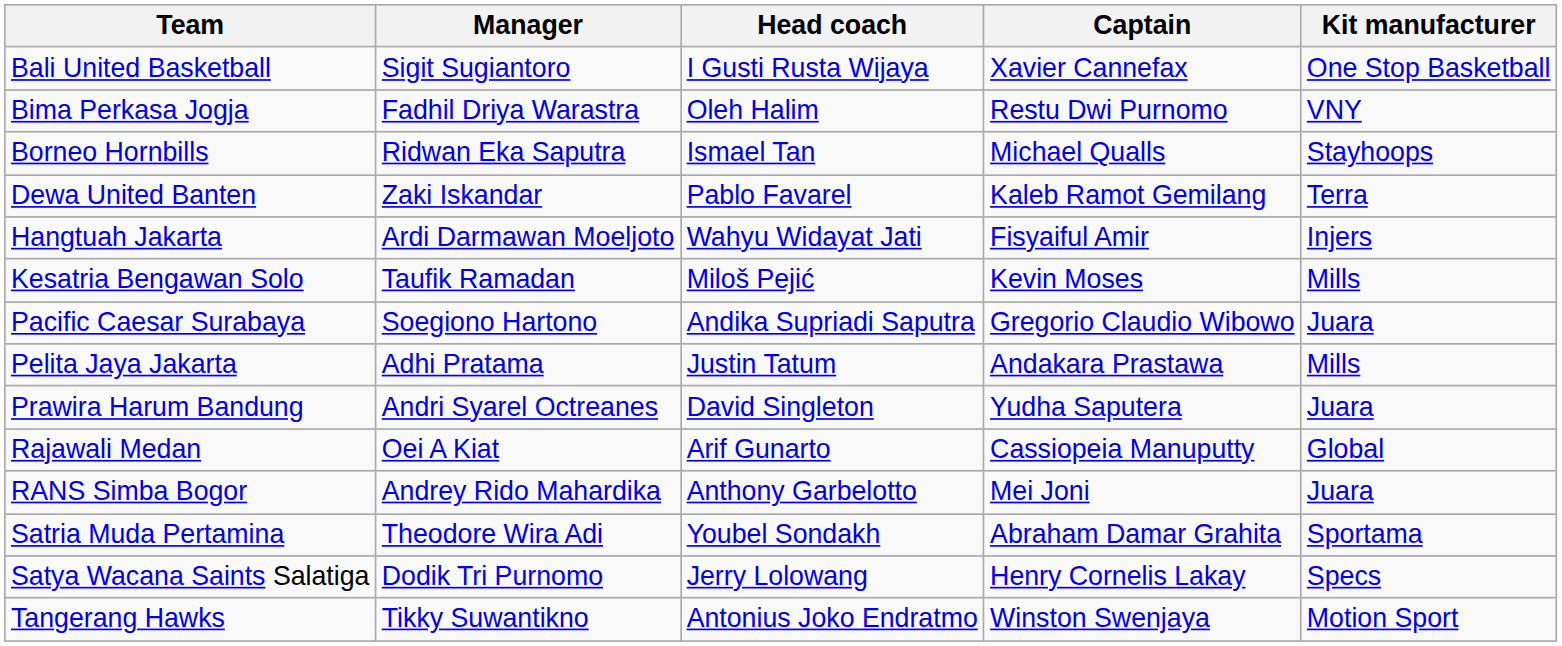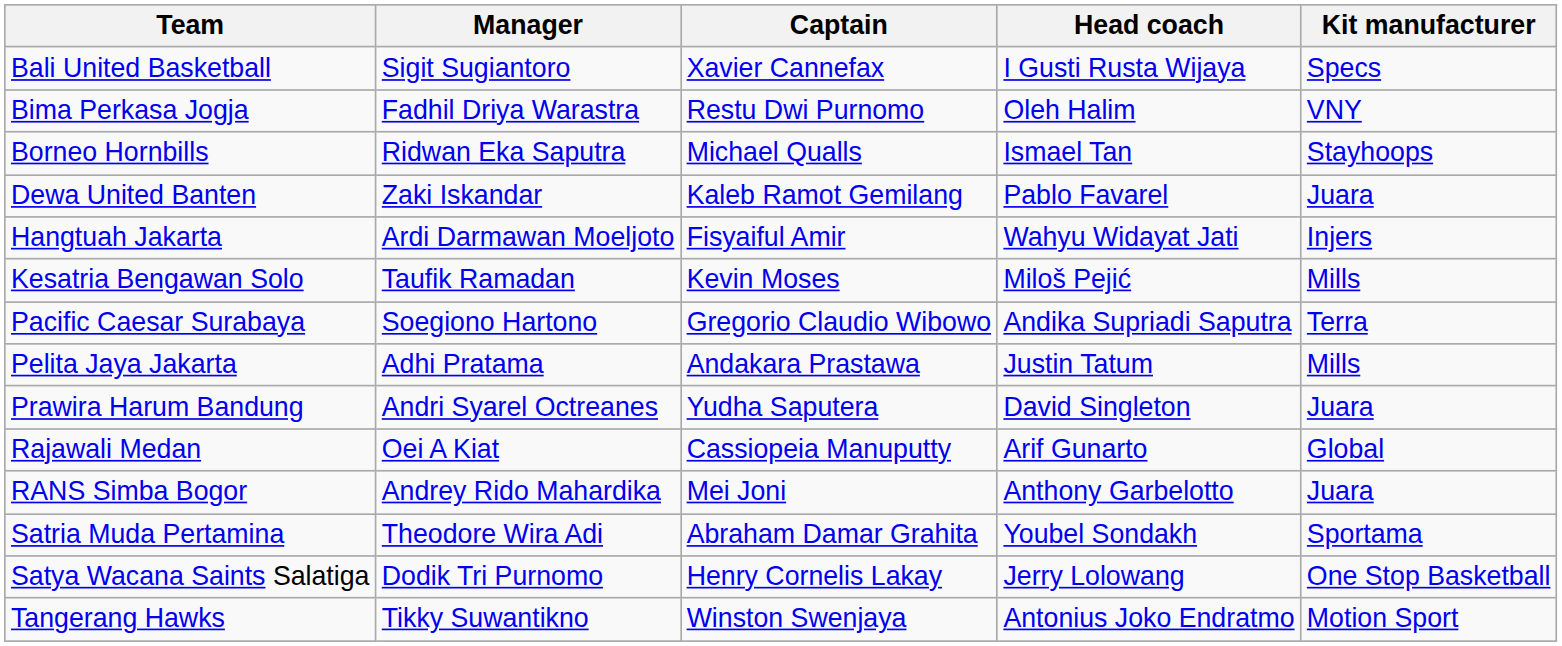columns swapped: (832, 25) <-> (1142, 25)
(1429, 68) One Stop Basketball -> (1344, 68) Specs
(1337, 195) Terra -> (1340, 195) Juara
(1340, 322) Juara -> (1337, 322) Terra
(1344, 576) Specs -> (1429, 576) One Stop Basketball
